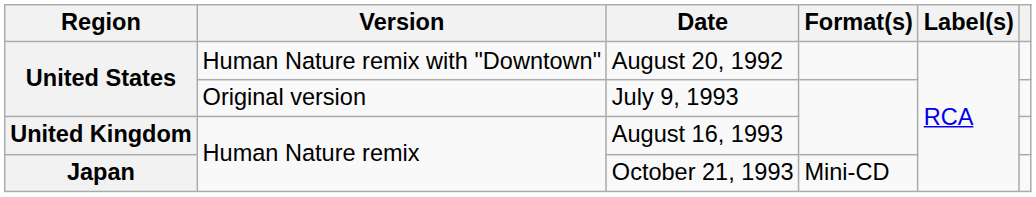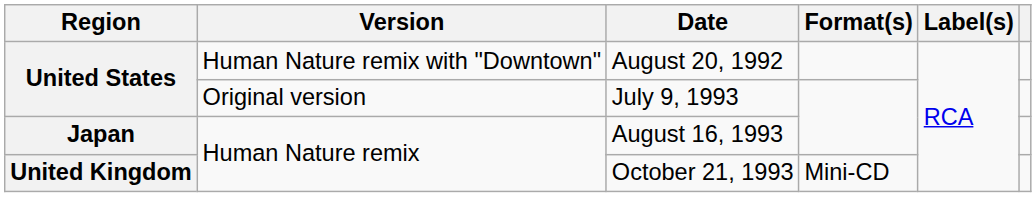(101, 135) United Kingdom -> (101, 135) Japan
(101, 172) Japan -> (101, 172) United Kingdom
